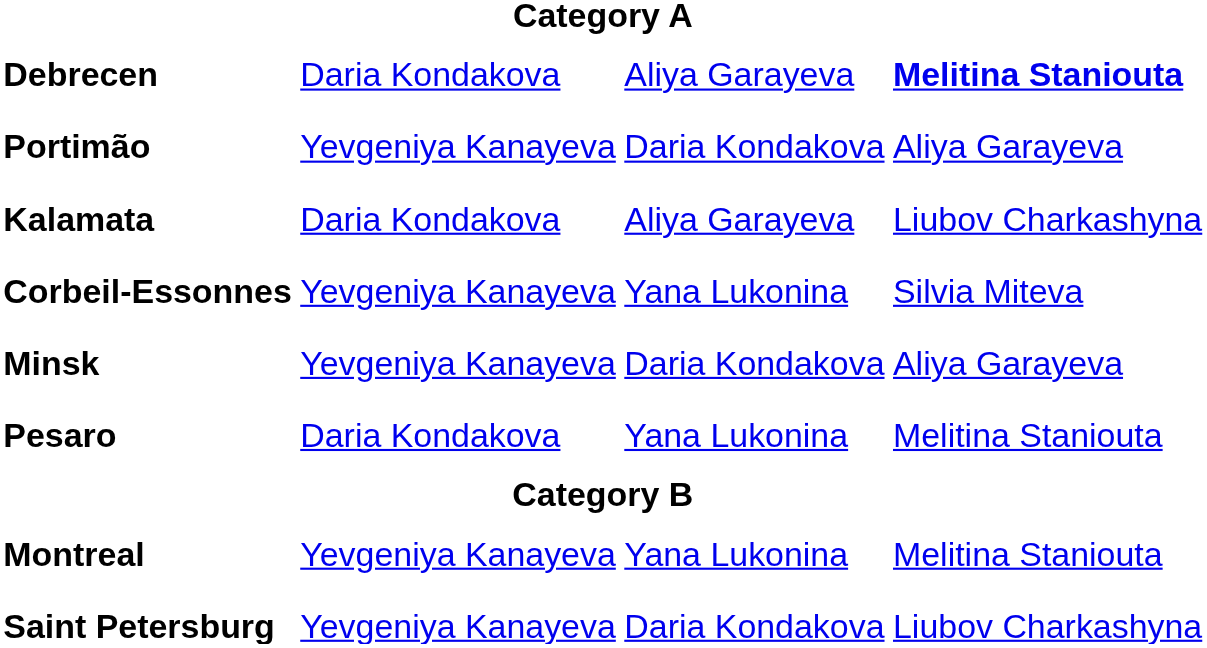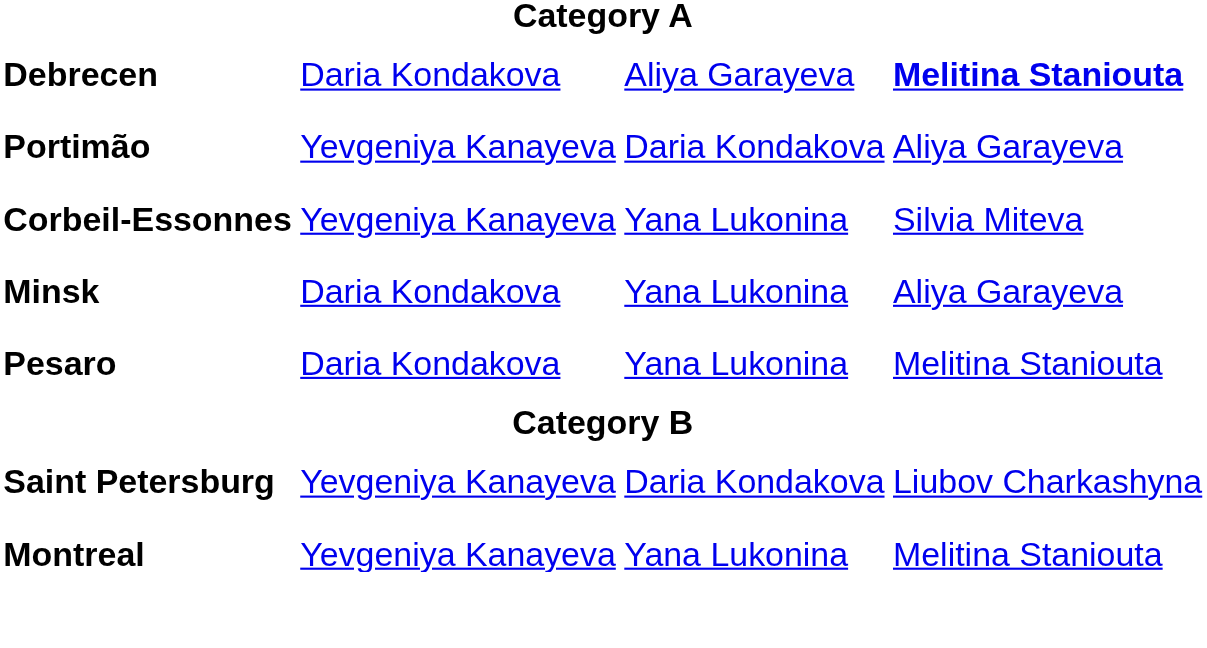- row: (79, 219)
(458, 363) Yevgeniya Kanayeva -> (430, 291) Daria Kondakova
(754, 363) Daria Kondakova -> (736, 291) Yana Lukonina
rows swapped: (74, 554) <-> (139, 626)
